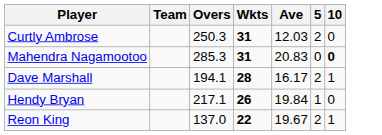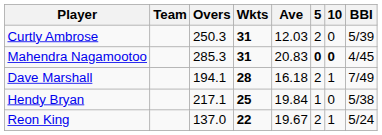+ column: (361, 15)
(318, 57) normal -> (318, 57) bold
(291, 78) 16.17 -> (291, 78) 16.18
(244, 99) 26 -> (244, 99) 25
